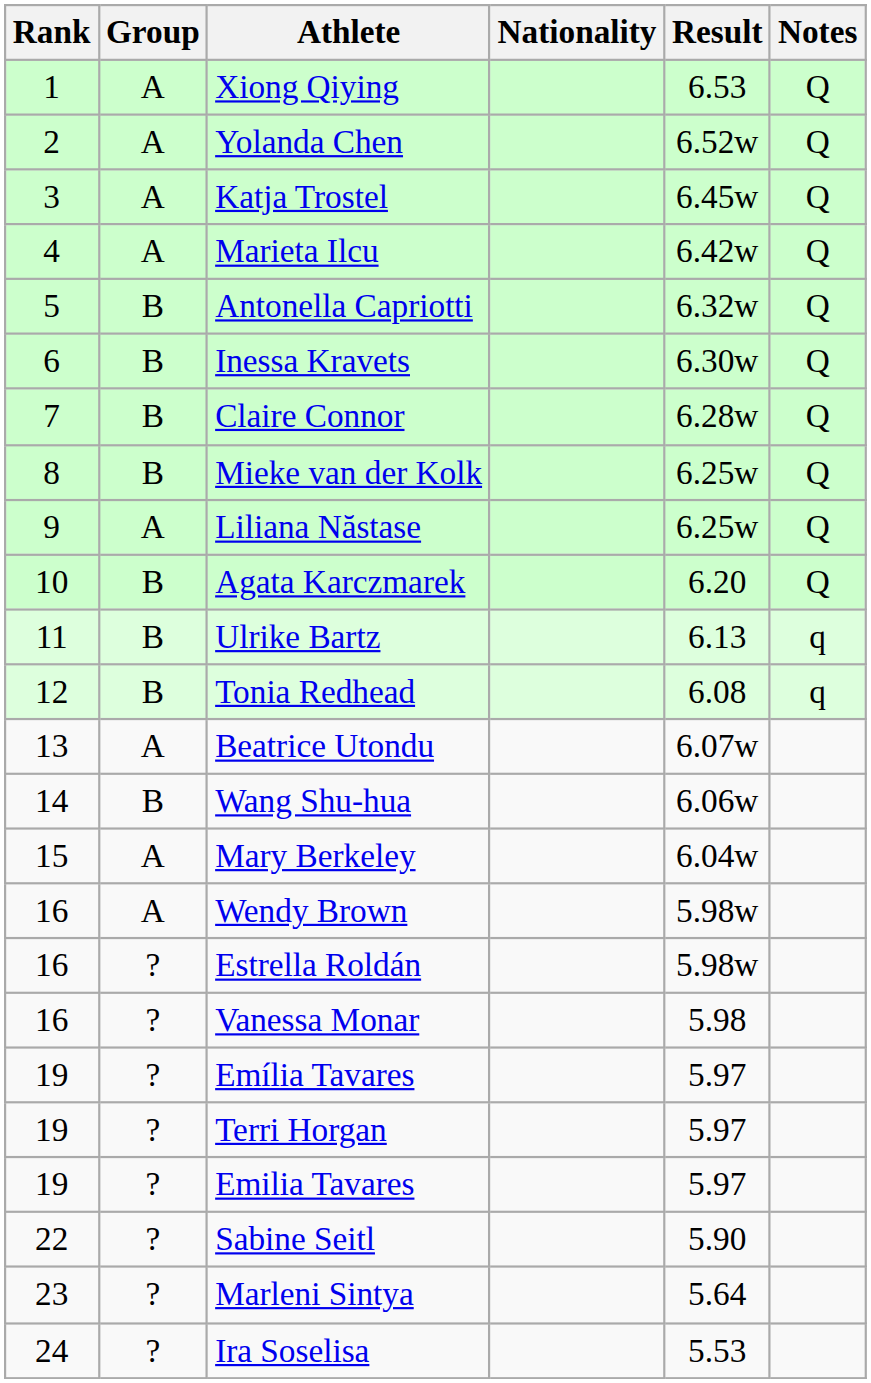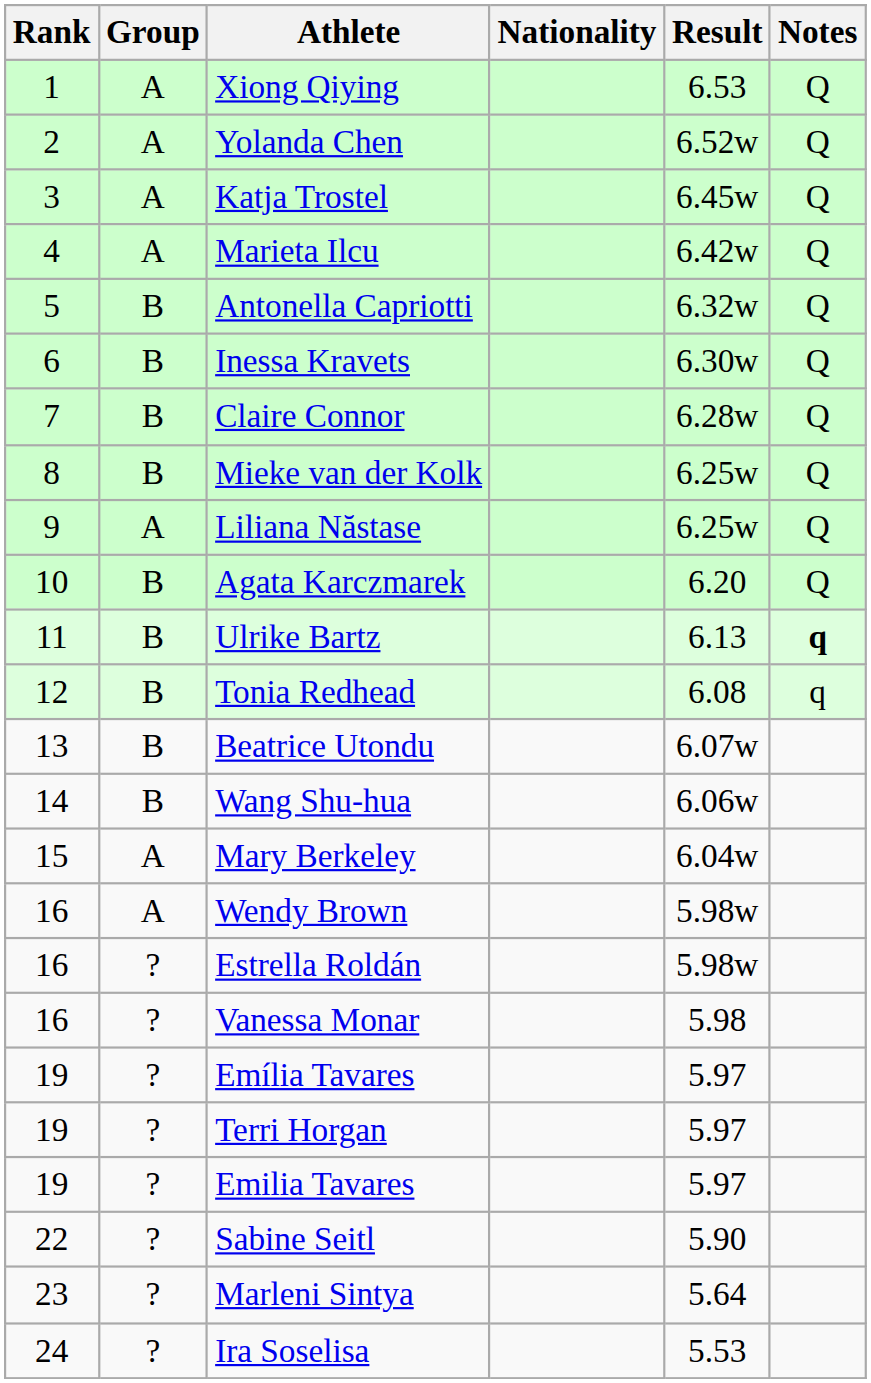(818, 635) normal -> (818, 635) bold
(153, 745) A -> (153, 745) B
